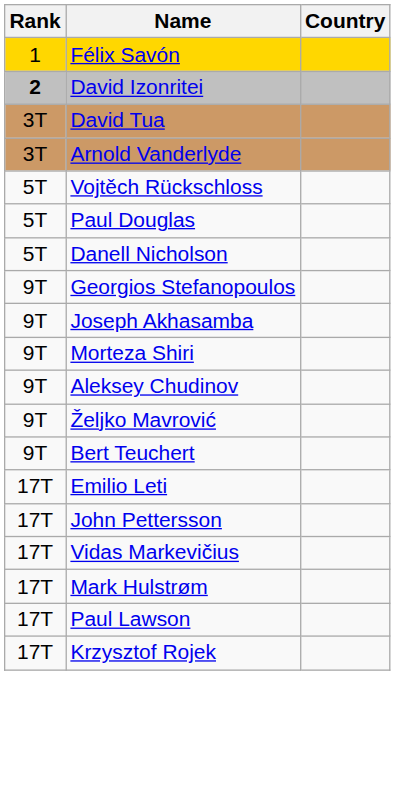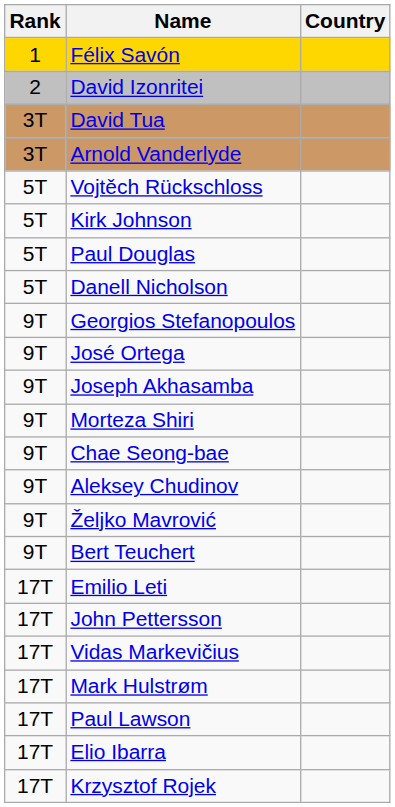(35, 87) bold -> (35, 87) normal
+ row: (131, 220)
+ row: (127, 353)
+ row: (150, 453)
+ row: (118, 752)
